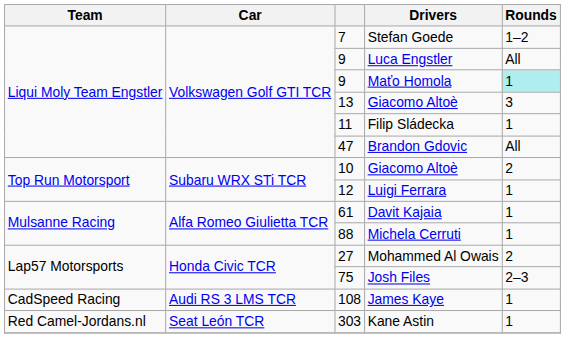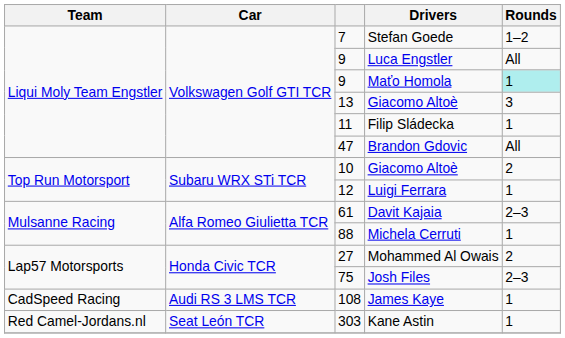(509, 212) 1 -> (517, 212) 2–3
